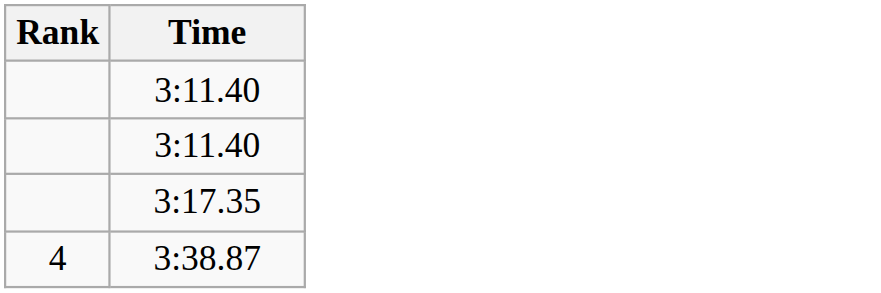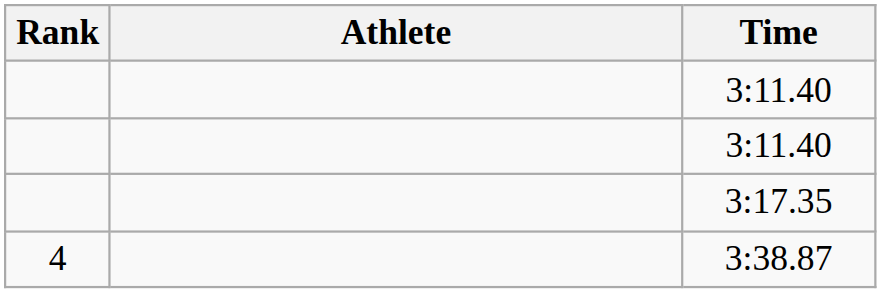+ column: (396, 32)
